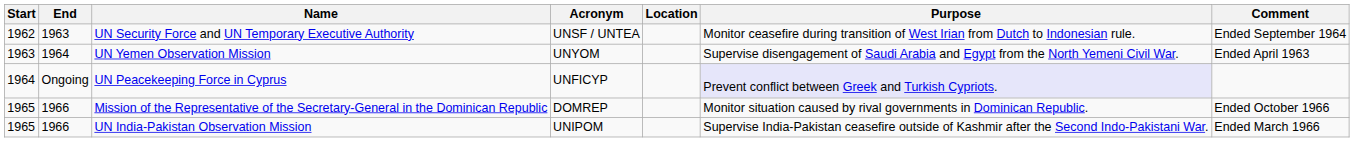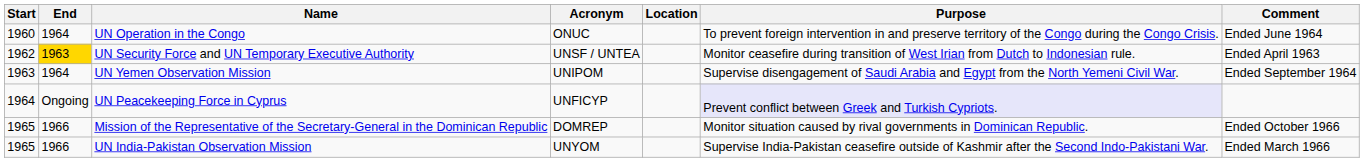+ row: (170, 34)
(55, 34) no background -> (55, 53) gold background
(1280, 34) Ended September 1964 -> (1272, 53) Ended April 1963
(576, 53) UNYOM -> (578, 73) UNIPOM
(1262, 53) Ended April 1963 -> (1290, 73) Ended September 1964
(578, 127) UNIPOM -> (576, 147) UNYOM
